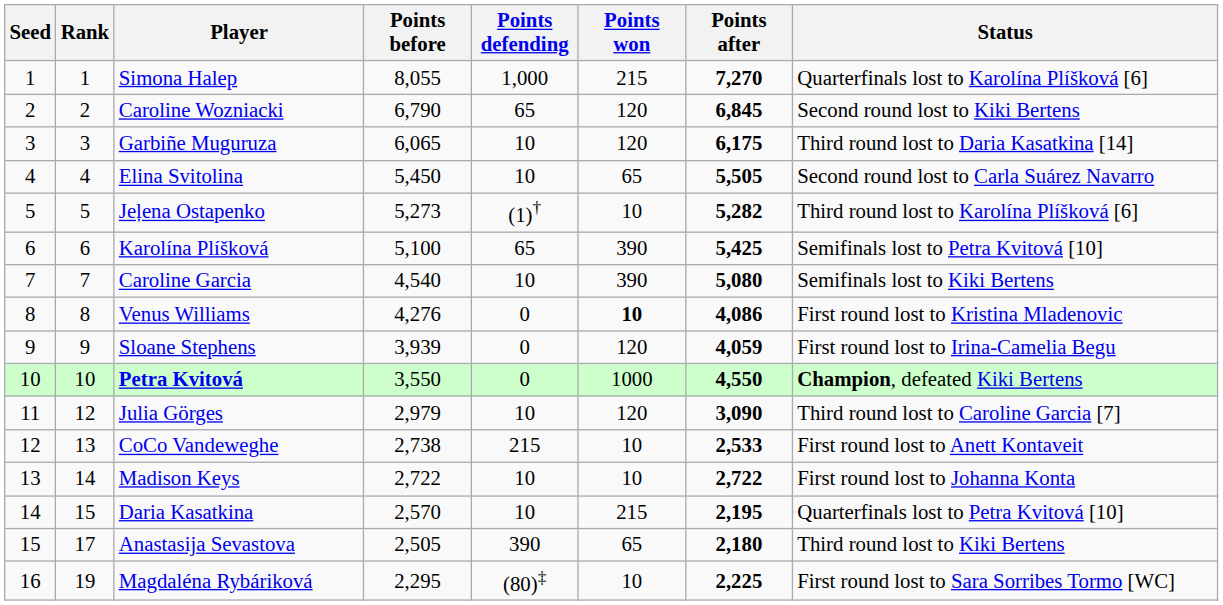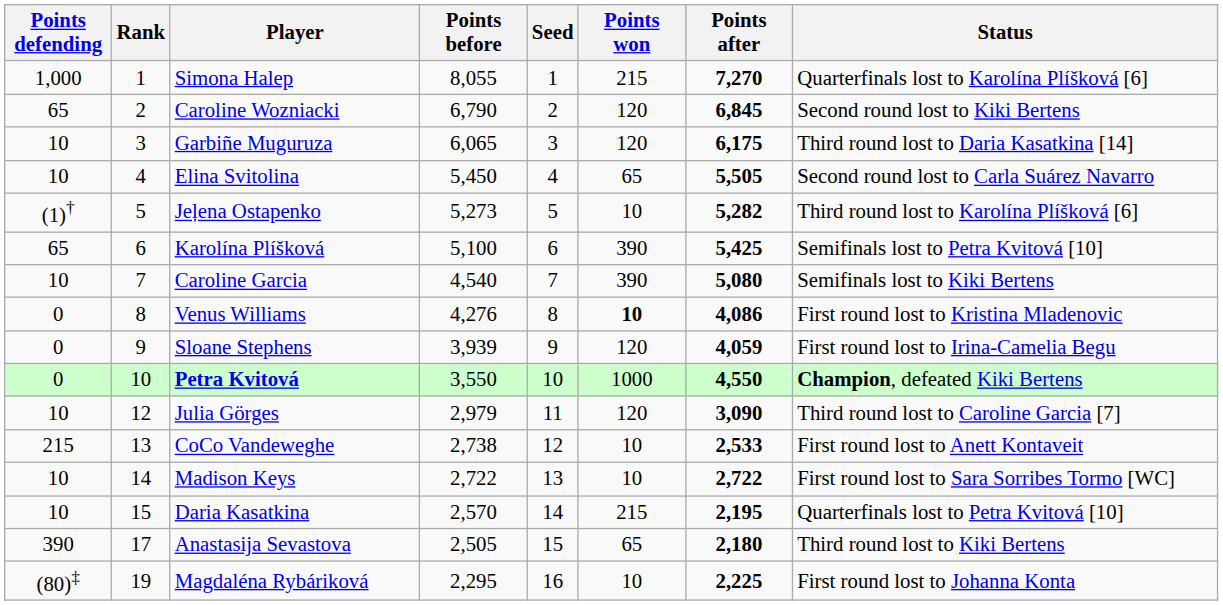columns swapped: (30, 32) <-> (525, 32)
(936, 478) First round lost to Johanna Konta -> (986, 478) First round lost to Sara Sorribes Tormo [WC]
(986, 580) First round lost to Sara Sorribes Tormo [WC] -> (936, 580) First round lost to Johanna Konta
